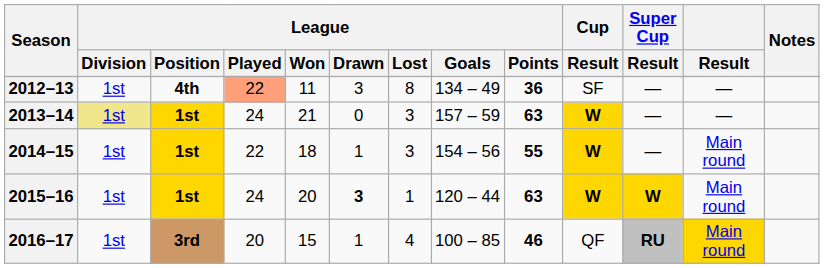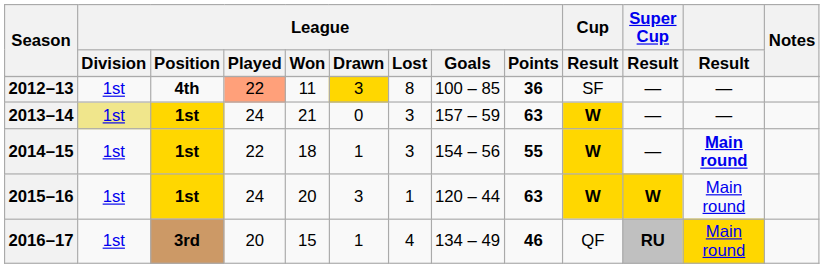(359, 90) no background -> (359, 90) gold background
(468, 90) 134 – 49 -> (468, 90) 100 – 85
(724, 152) normal -> (724, 152) bold
(359, 197) bold -> (359, 197) normal
(468, 241) 100 – 85 -> (468, 241) 134 – 49
